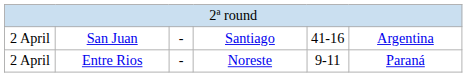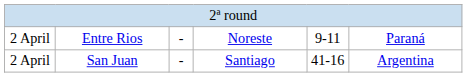rows swapped: (112, 60) <-> (112, 38)
